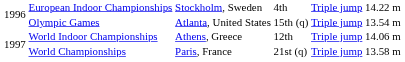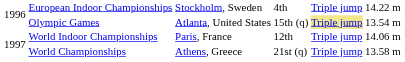(337, 22) no background -> (337, 22) khaki background
(209, 37) Athens, Greece -> (203, 37) Paris, France
(203, 52) Paris, France -> (209, 52) Athens, Greece
